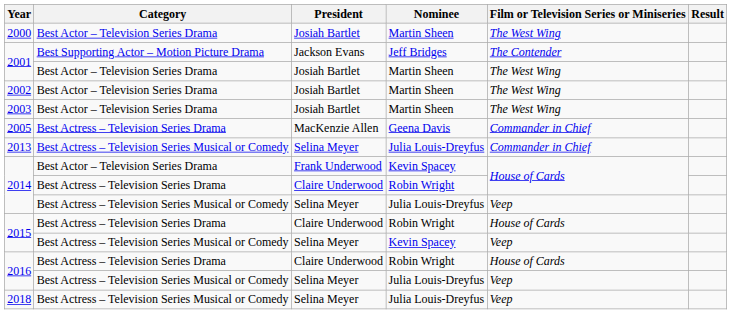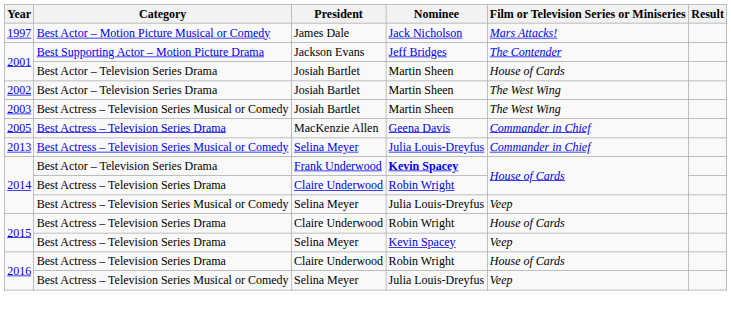+ row: (19, 33)
- row: (19, 33)
(525, 71) The West Wing -> (527, 71) House of Cards
(127, 109) Best Actor – Television Series Drama -> (163, 109) Best Actress – Television Series Musical or Comedy
(422, 166) normal -> (423, 166) bold
(163, 242) Best Actress – Television Series Musical or Comedy -> (131, 242) Best Actress – Television Series Drama
- row: (19, 299)
